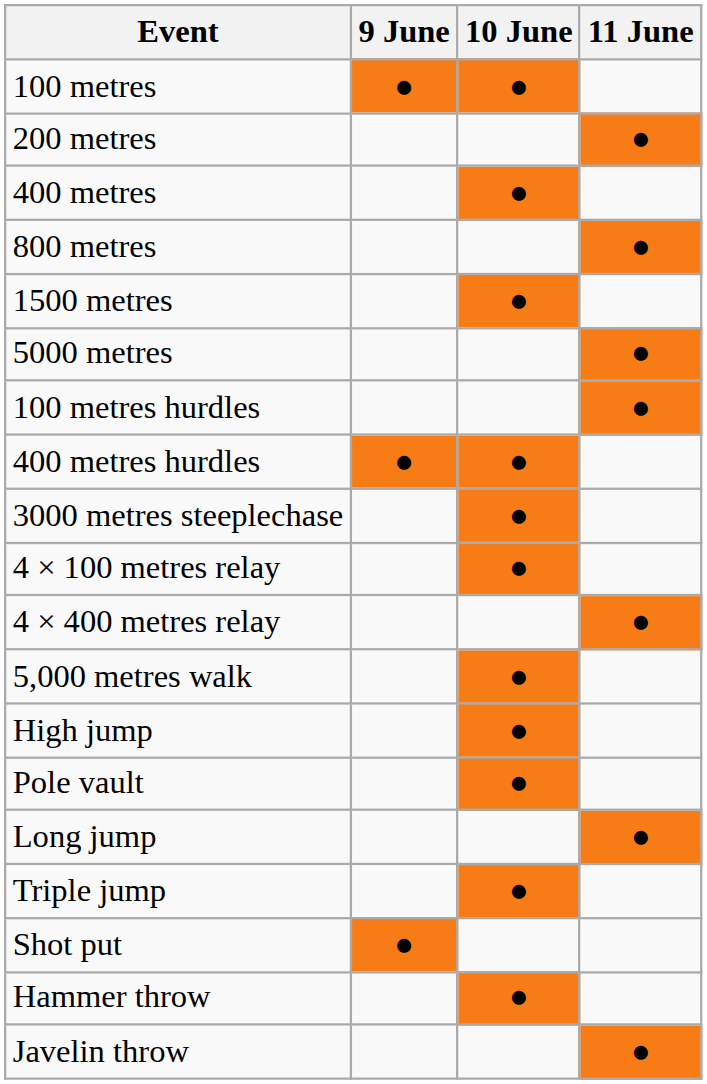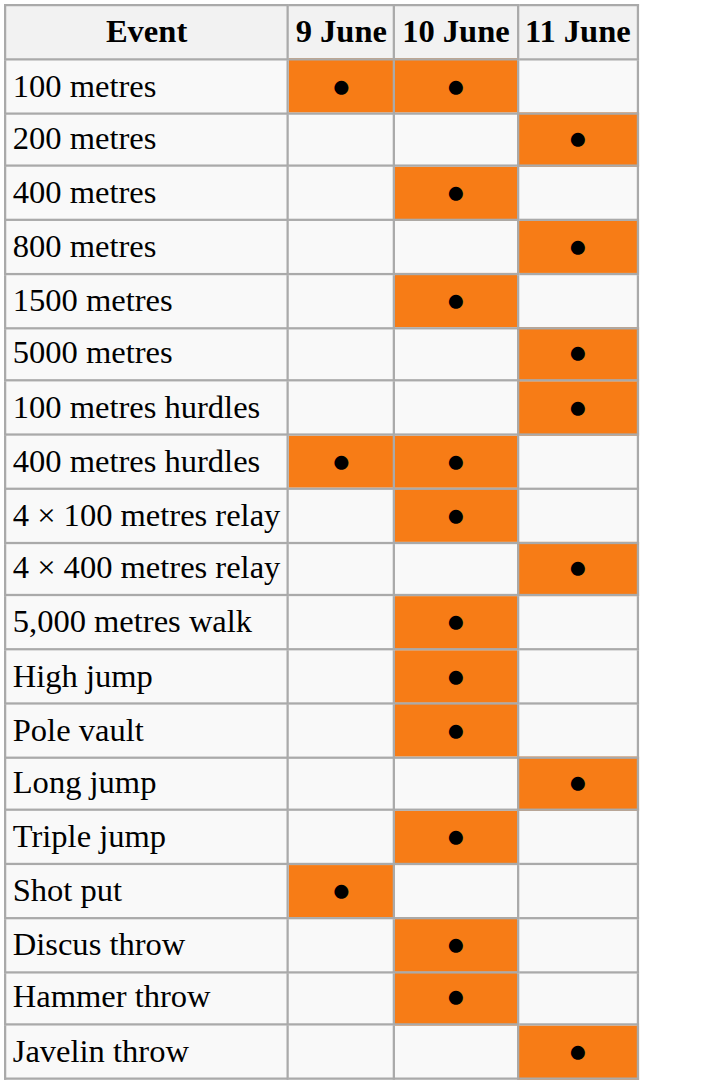- row: (178, 514)
+ row: (99, 944)
